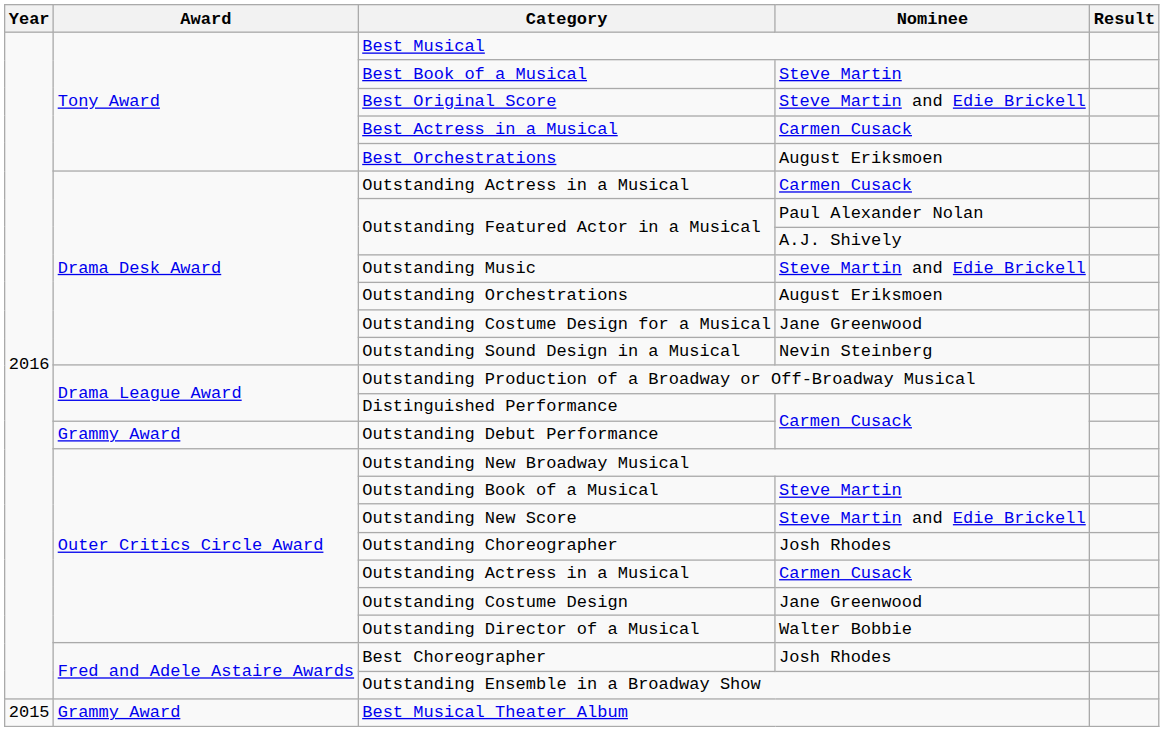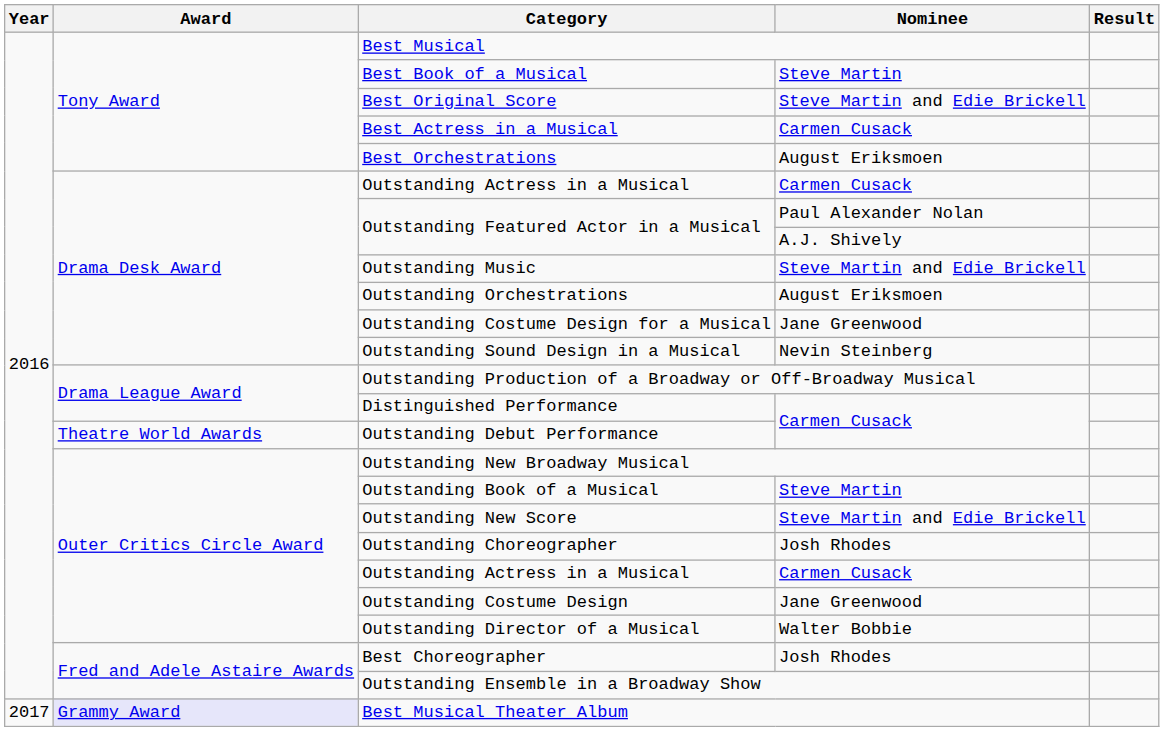(119, 435) Grammy Award -> (160, 435) Theatre World Awards
(29, 712) 2015 -> (29, 712) 2017
(119, 712) no background -> (119, 712) lavender background
